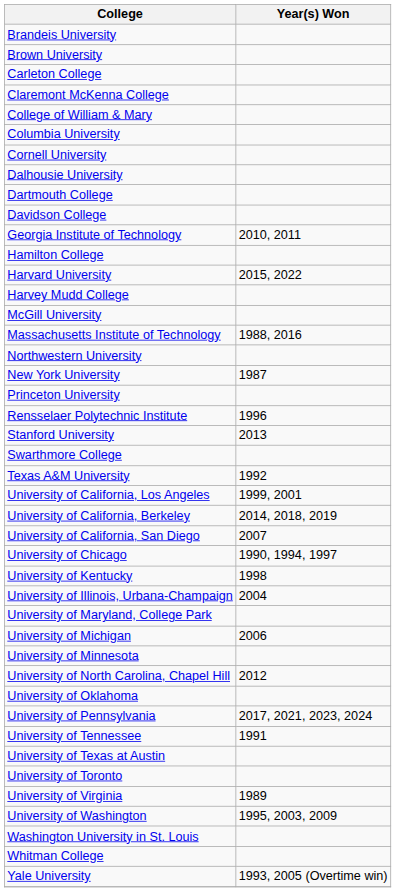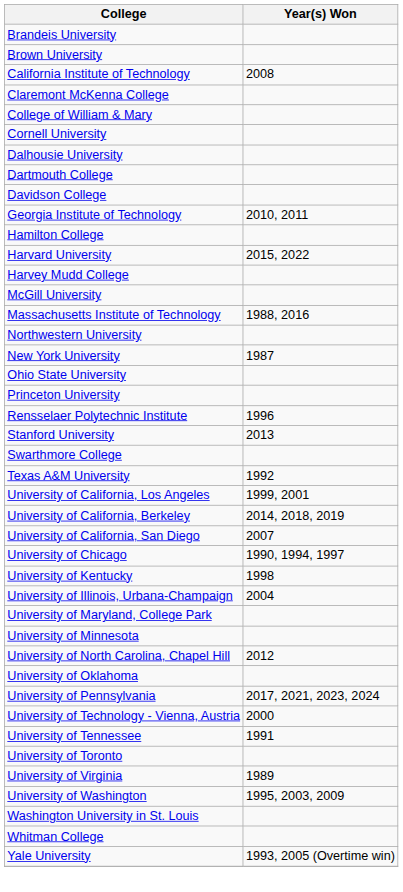+ row: (99, 74)
- row: (54, 74)
- row: (64, 134)
+ row: (67, 375)
- row: (69, 635)
+ row: (124, 716)
- row: (86, 756)
